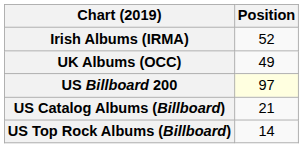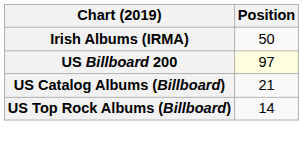(266, 39) 52 -> (266, 39) 50
- row: (119, 62)
